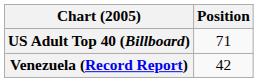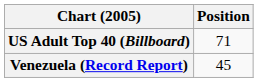(223, 65) 42 -> (223, 65) 45
